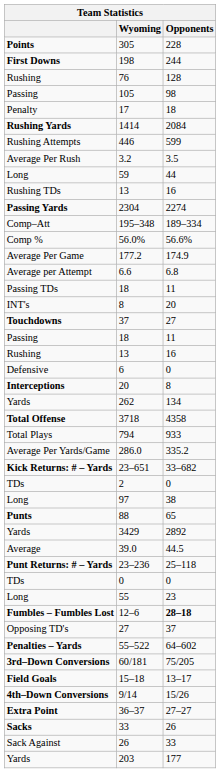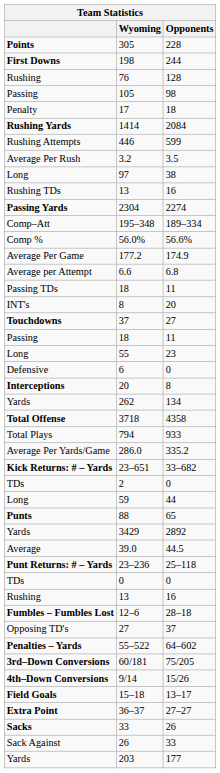rows swapped: (17, 175) <-> (17, 499)
rows swapped: (24, 353) <-> (17, 597)
(178, 613) bold -> (178, 613) normal
rows swapped: (57, 694) <-> (32, 678)
